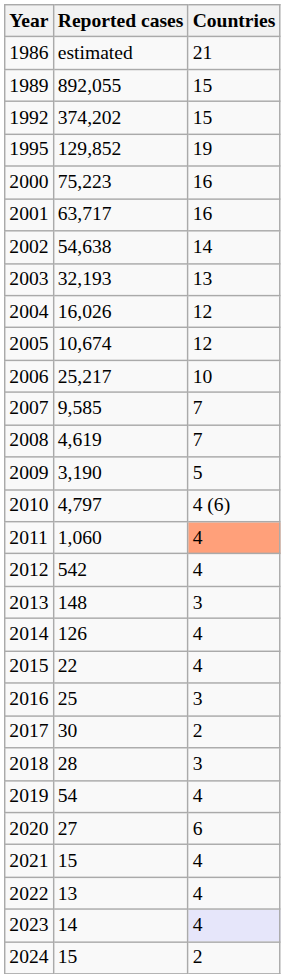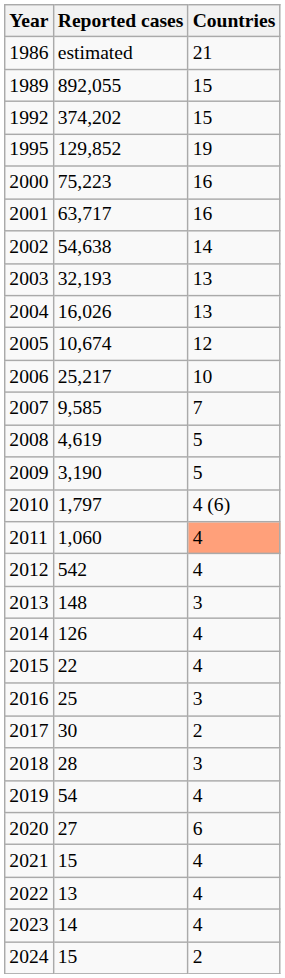(202, 311) 12 -> (202, 311) 13
(198, 440) 7 -> (198, 440) 5
(80, 504) 4,797 -> (80, 504) 1,797
(198, 924) lavender background -> (198, 924) no background
